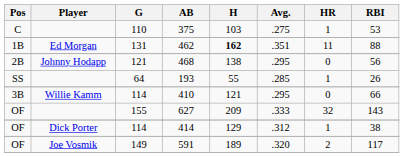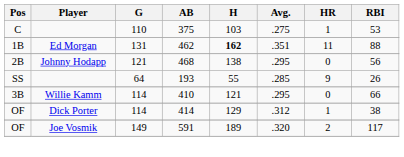(328, 78) 1 -> (328, 78) 9
- row: (186, 111)
